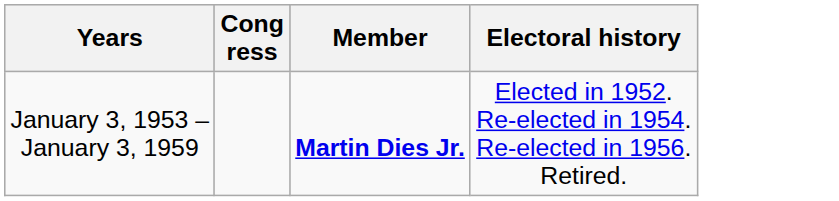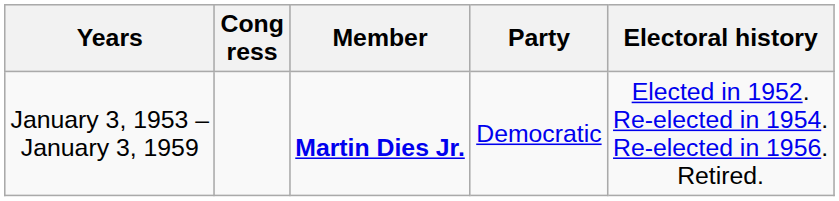+ column: (539, 38)
